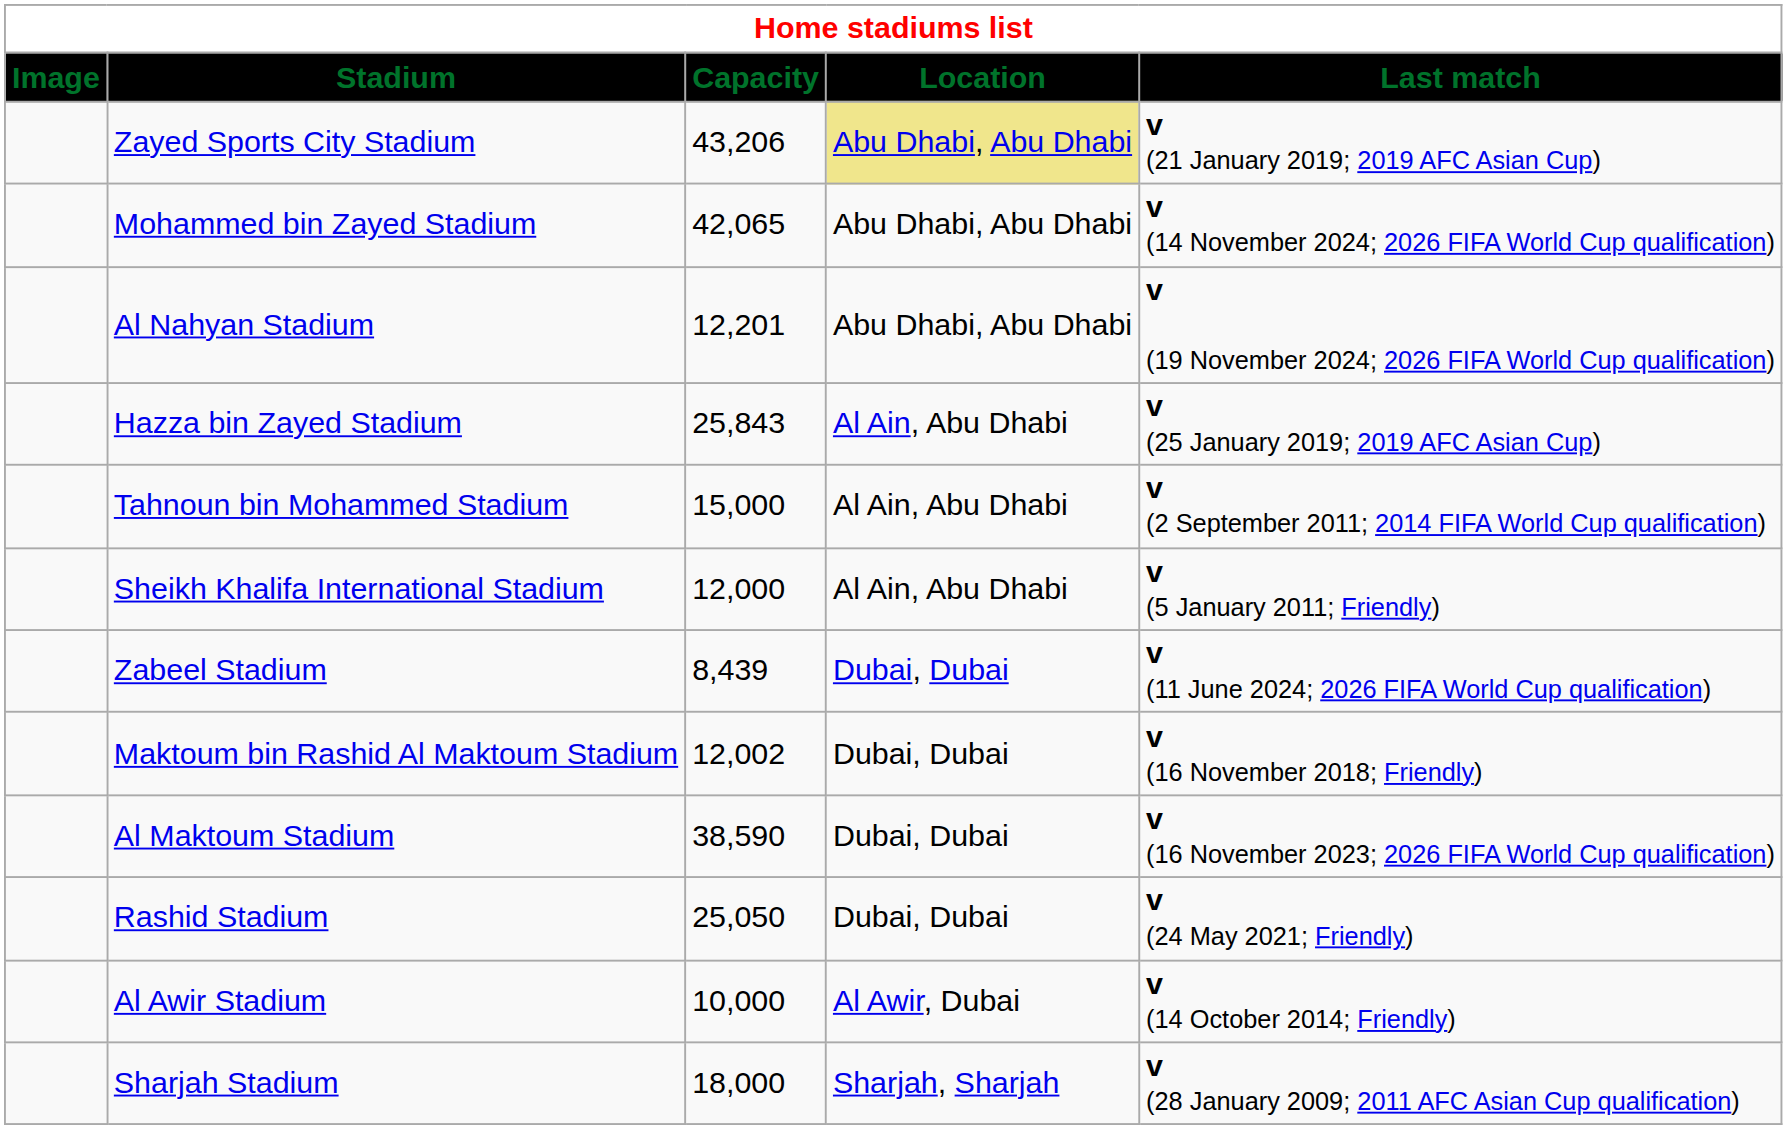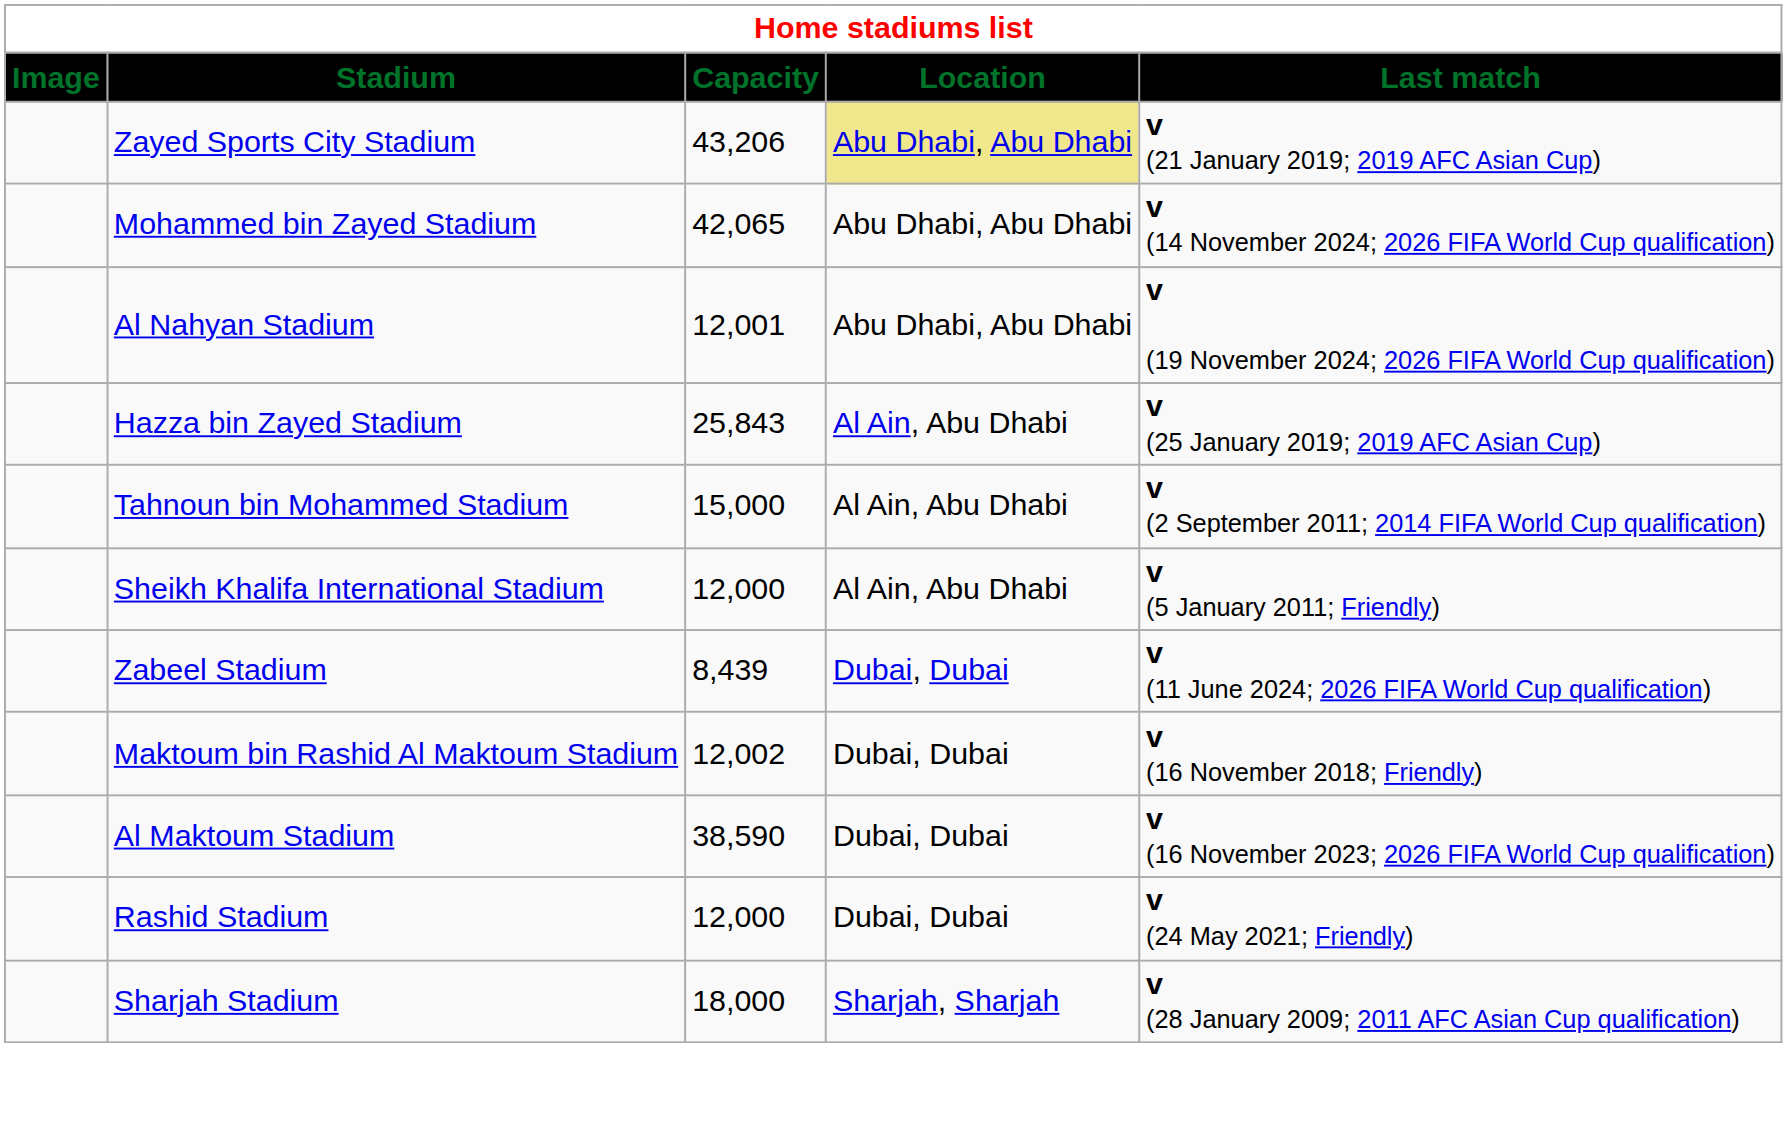(739, 324) 12,201 -> (739, 324) 12,001
(739, 918) 25,050 -> (739, 918) 12,000
- row: (220, 1000)
